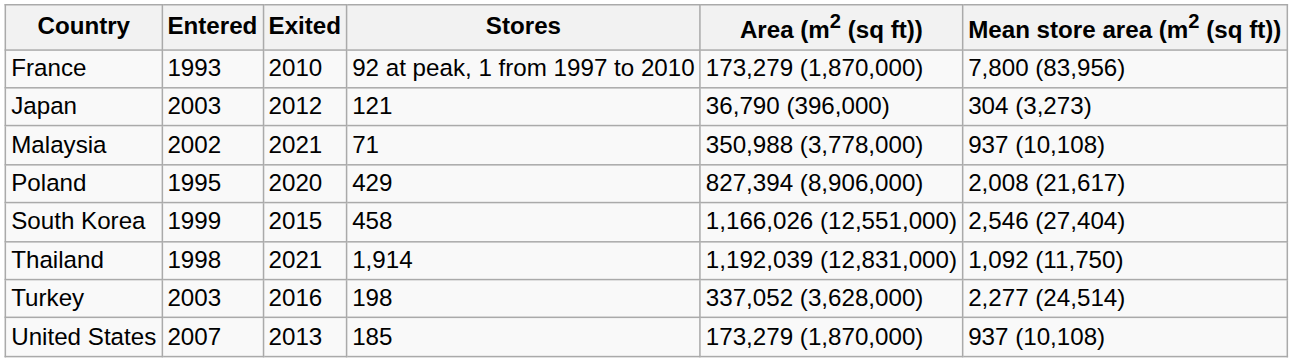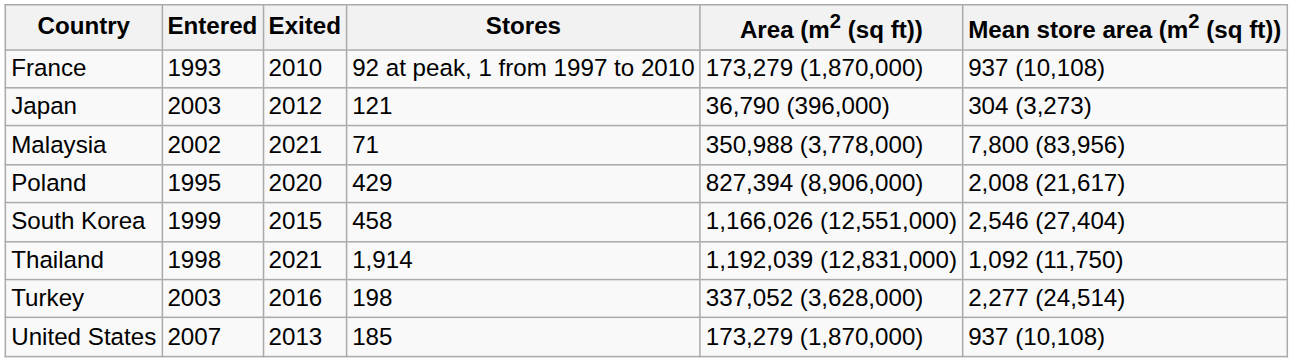(1047, 68) 7,800 (83,956) -> (1037, 68) 937 (10,108)
(1037, 145) 937 (10,108) -> (1047, 145) 7,800 (83,956)
